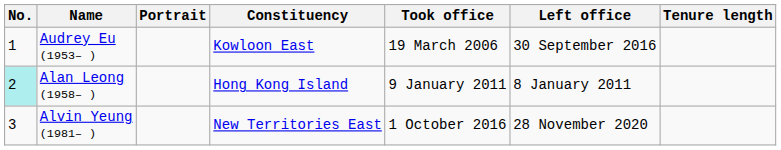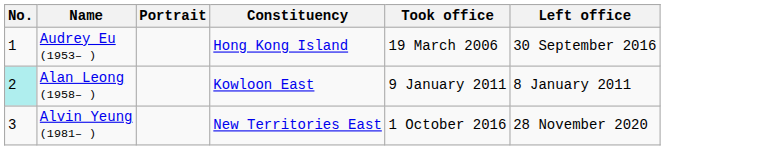- column: (718, 16)
(264, 47) Kowloon East -> (281, 47) Hong Kong Island
(281, 86) Hong Kong Island -> (264, 86) Kowloon East
